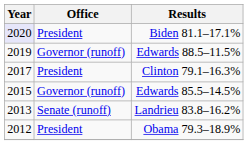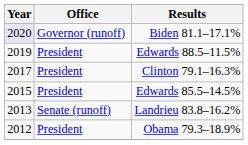(60, 33) President -> (81, 33) Governor (runoff)
(81, 52) Governor (runoff) -> (60, 52) President
(81, 91) Governor (runoff) -> (60, 91) President
